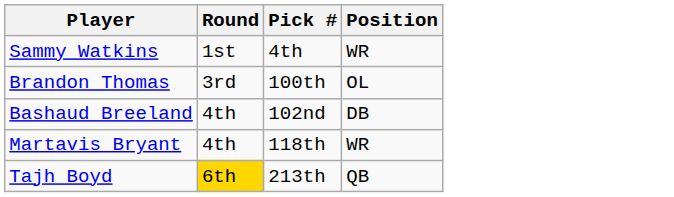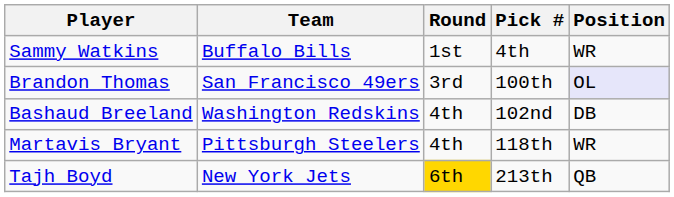+ column: (311, 20)
(358, 83) no background -> (585, 83) lavender background
